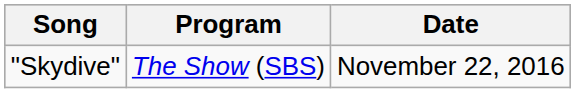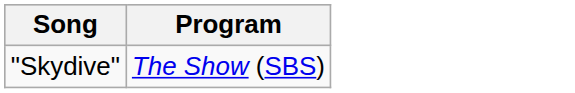- column: (451, 25)
